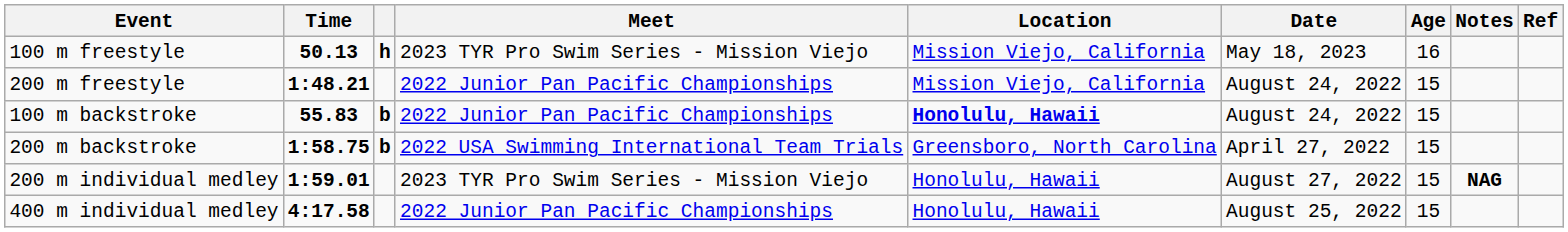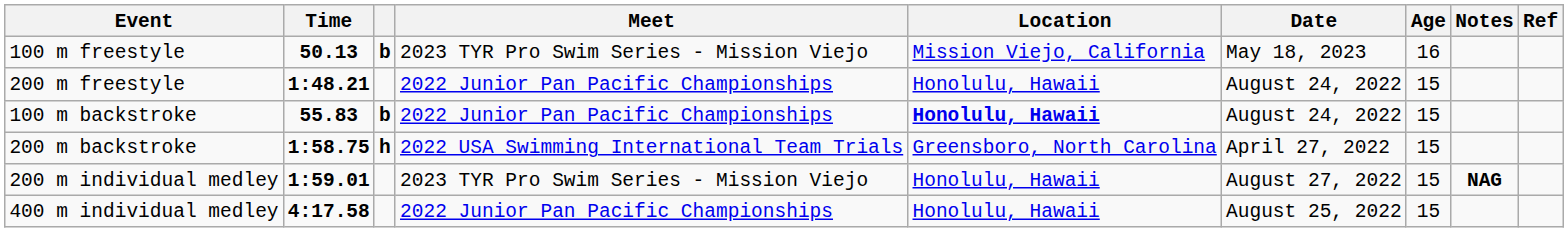(385, 52) h -> (385, 52) b
(1059, 84) Mission Viejo, California -> (1006, 84) Honolulu, Hawaii
(385, 148) b -> (385, 148) h
